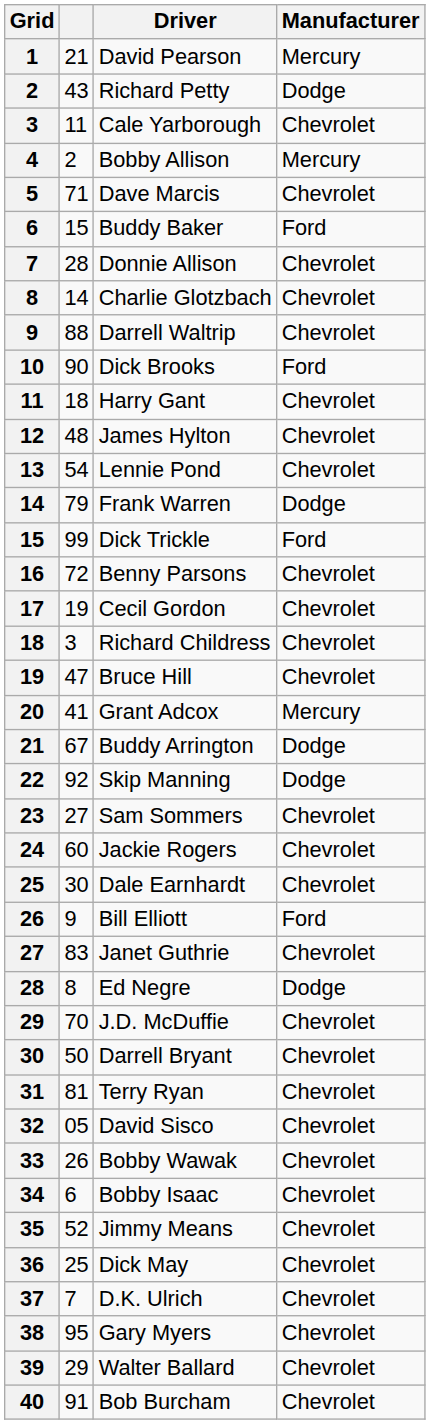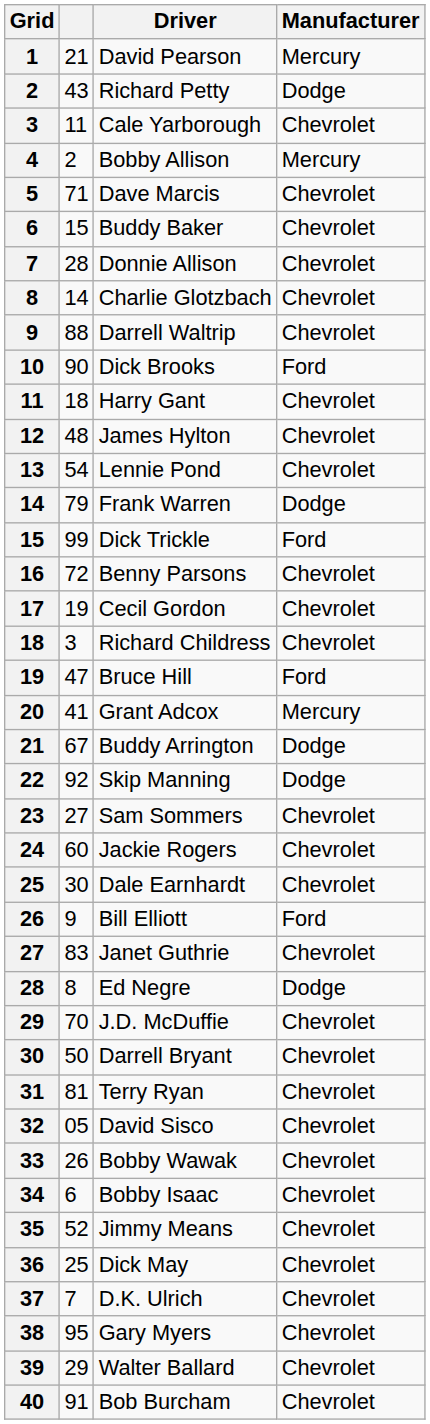(304, 228) Ford -> (328, 228) Chevrolet
(328, 677) Chevrolet -> (304, 677) Ford
